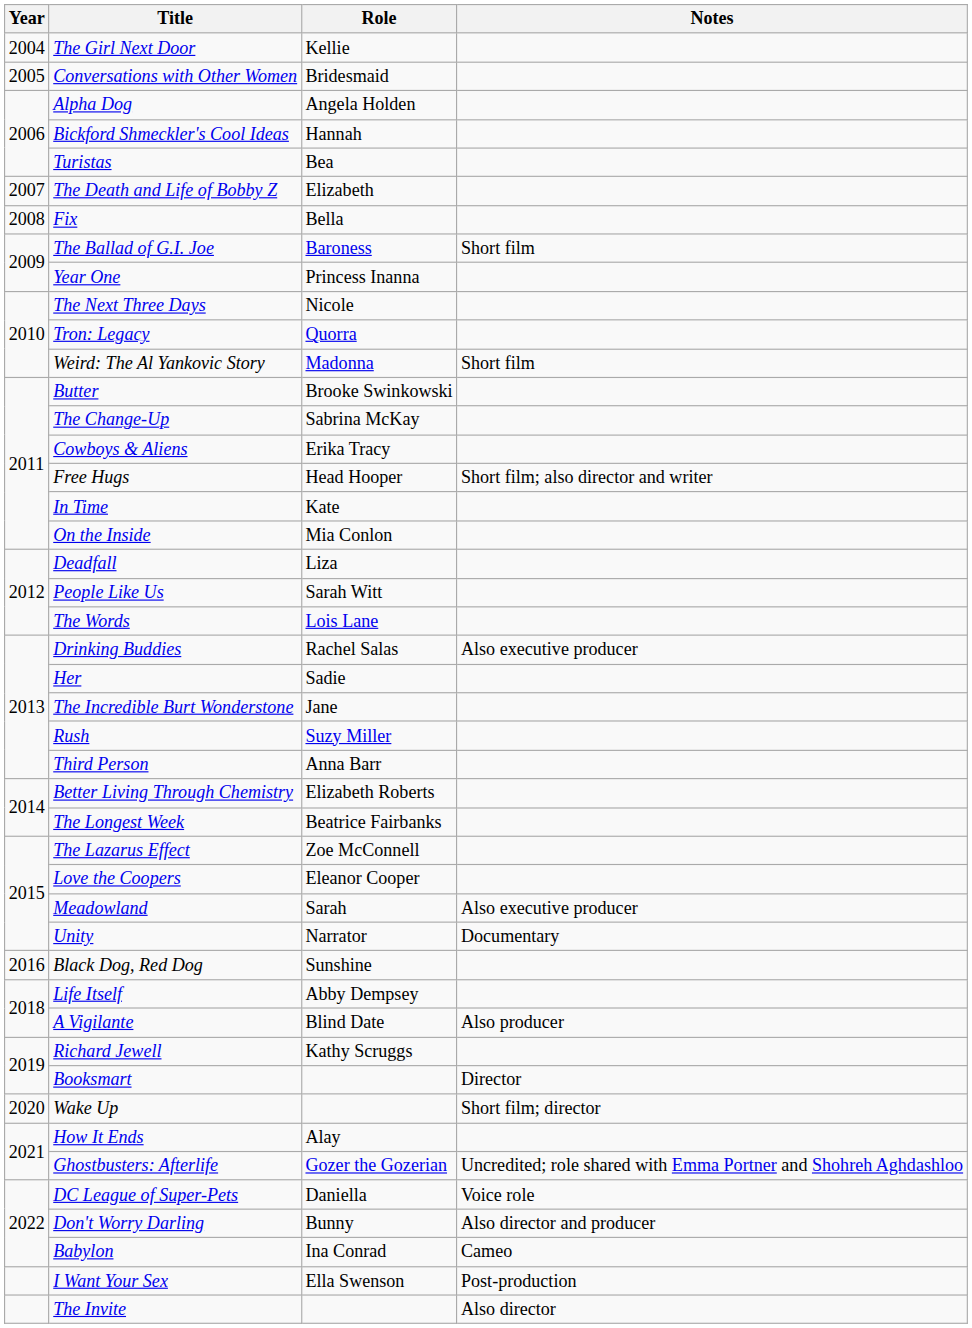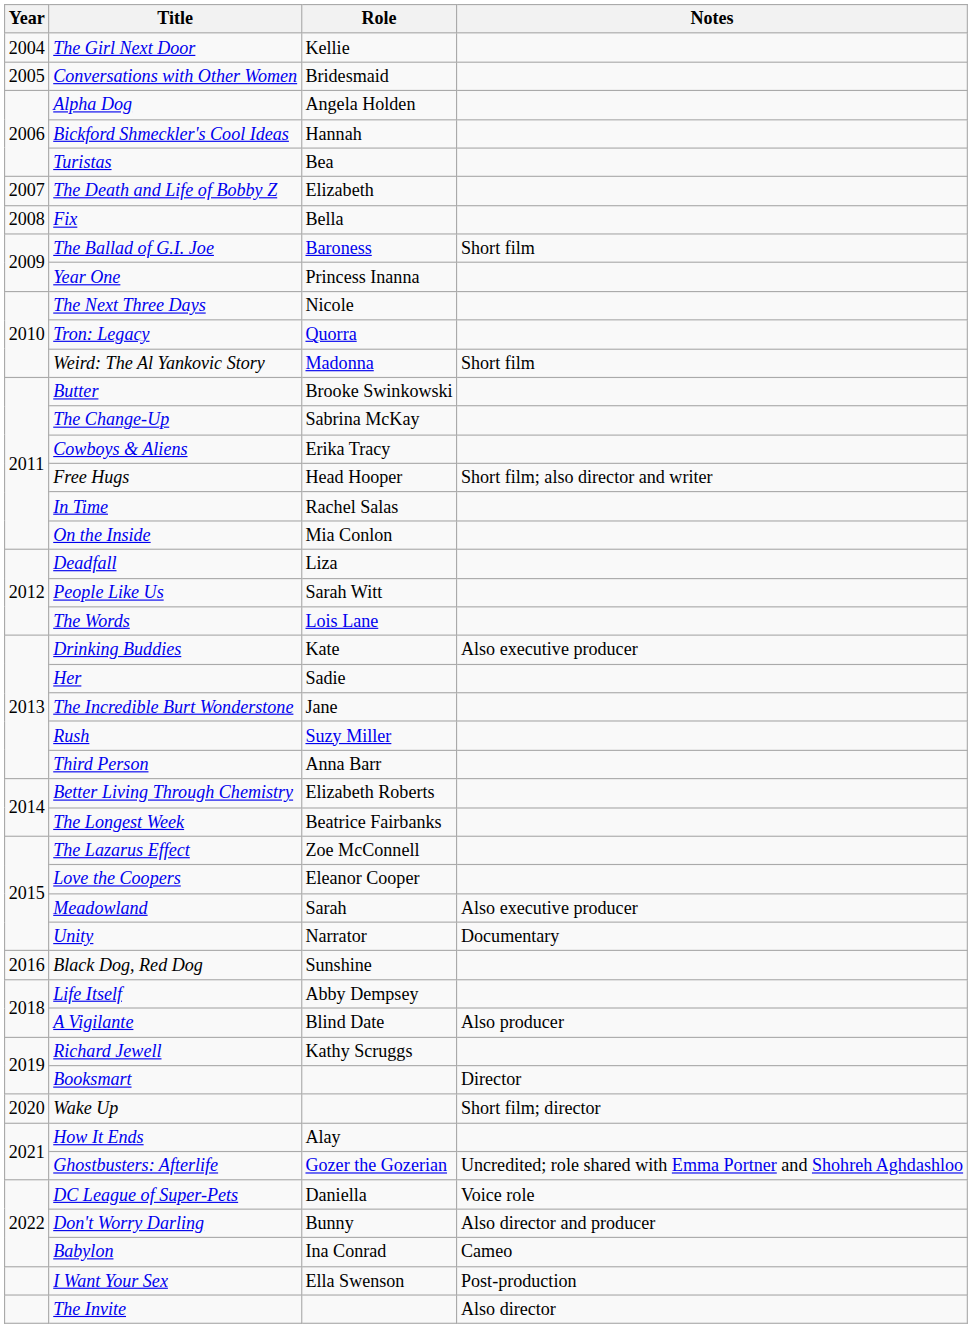(323, 506) Kate -> (352, 506) Rachel Salas
(352, 649) Rachel Salas -> (323, 649) Kate
